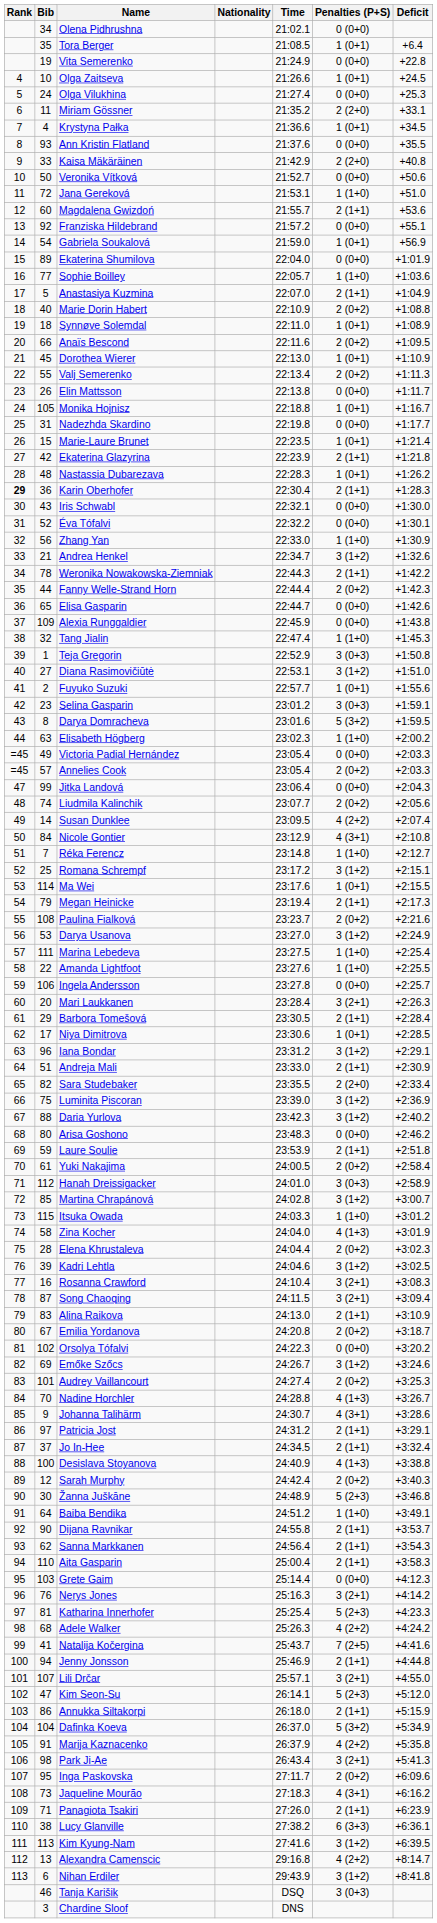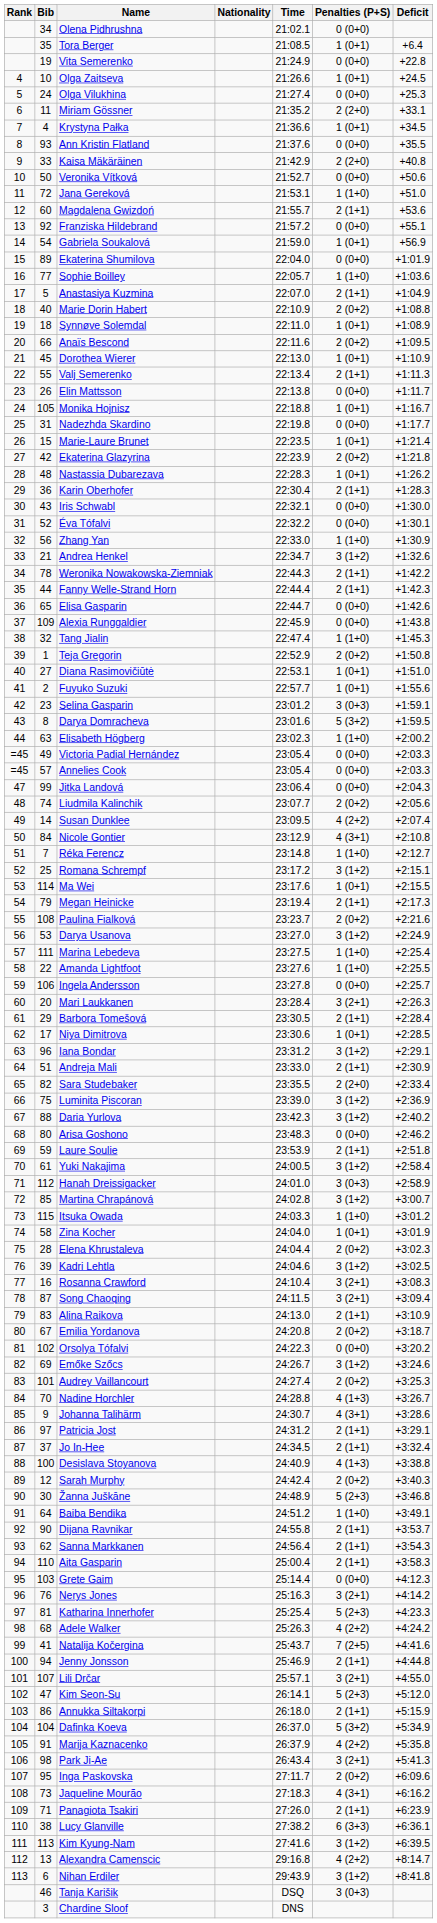(353, 375) 2 (0+2) -> (353, 375) 2 (1+1)
(353, 458) 2 (1+1) -> (353, 458) 2 (0+2)
(19, 491) bold -> (19, 491) normal
(353, 590) 2 (0+2) -> (353, 590) 2 (1+1)
(353, 656) 3 (0+3) -> (353, 656) 2 (0+2)
(353, 672) 3 (1+2) -> (353, 672) 1 (0+1)
(353, 771) 2 (0+2) -> (353, 771) 0 (0+0)
(353, 1167) 2 (0+2) -> (353, 1167) 3 (1+2)
(353, 1233) 4 (1+3) -> (353, 1233) 1 (0+1)
